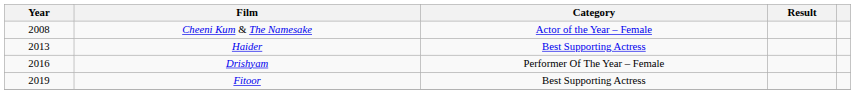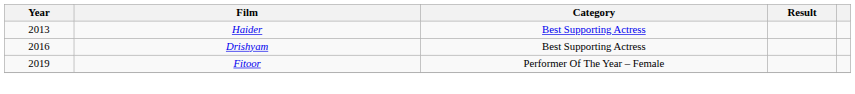- row: (247, 30)
(594, 64) Performer Of The Year – Female -> (594, 47) Best Supporting Actress
(594, 81) Best Supporting Actress -> (594, 64) Performer Of The Year – Female
